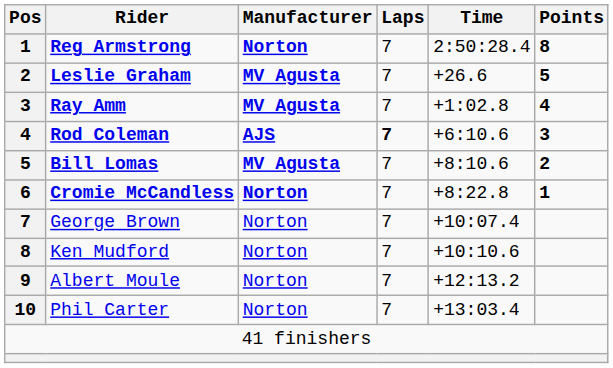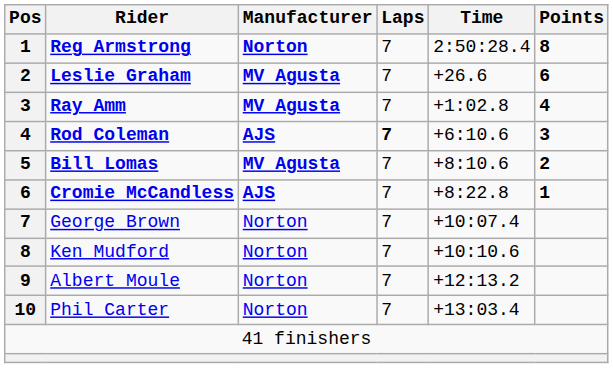(545, 78) 5 -> (545, 78) 6
(275, 194) Norton -> (259, 194) AJS
